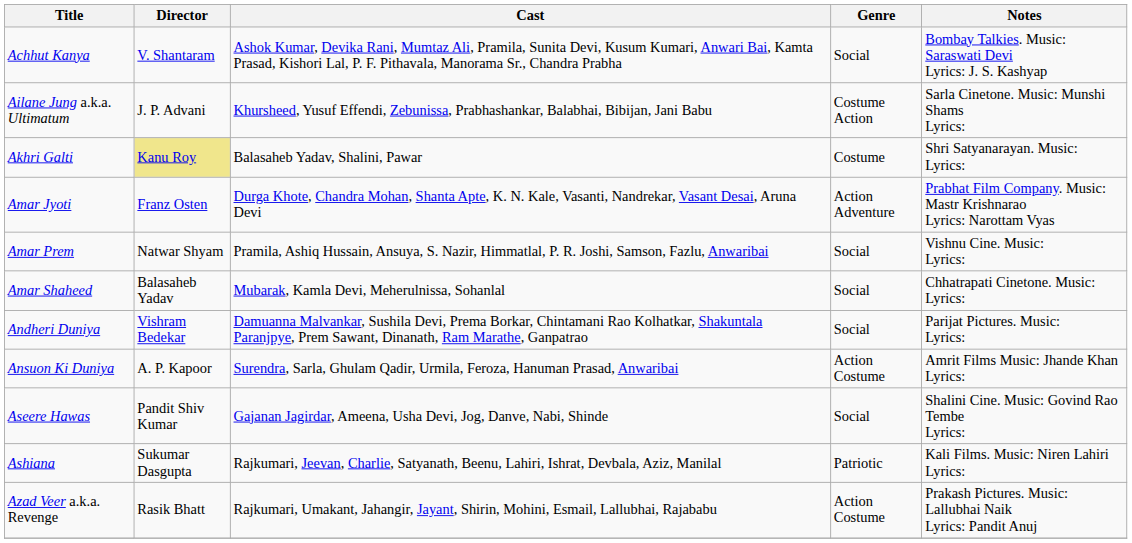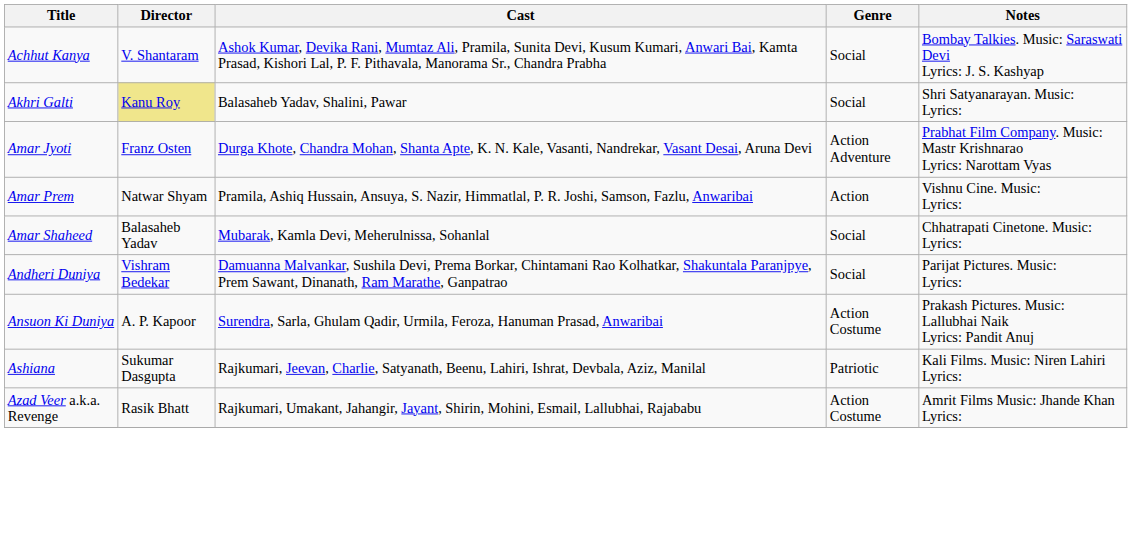- row: (60, 110)
(859, 157) Costume -> (848, 102) Social
(852, 251) Social -> (849, 196) Action
(1022, 368) Amrit Films Music: Jhande Khan Lyrics: -> (993, 321) Prakash Pictures. Music: Lallubhai Naik Lyrics: Pandit Anuj
- row: (49, 415)
(997, 510) Prakash Pictures. Music: Lallubhai Naik Lyrics: Pandit Anuj -> (1018, 407) Amrit Films Music: Jhande Khan Lyrics:
